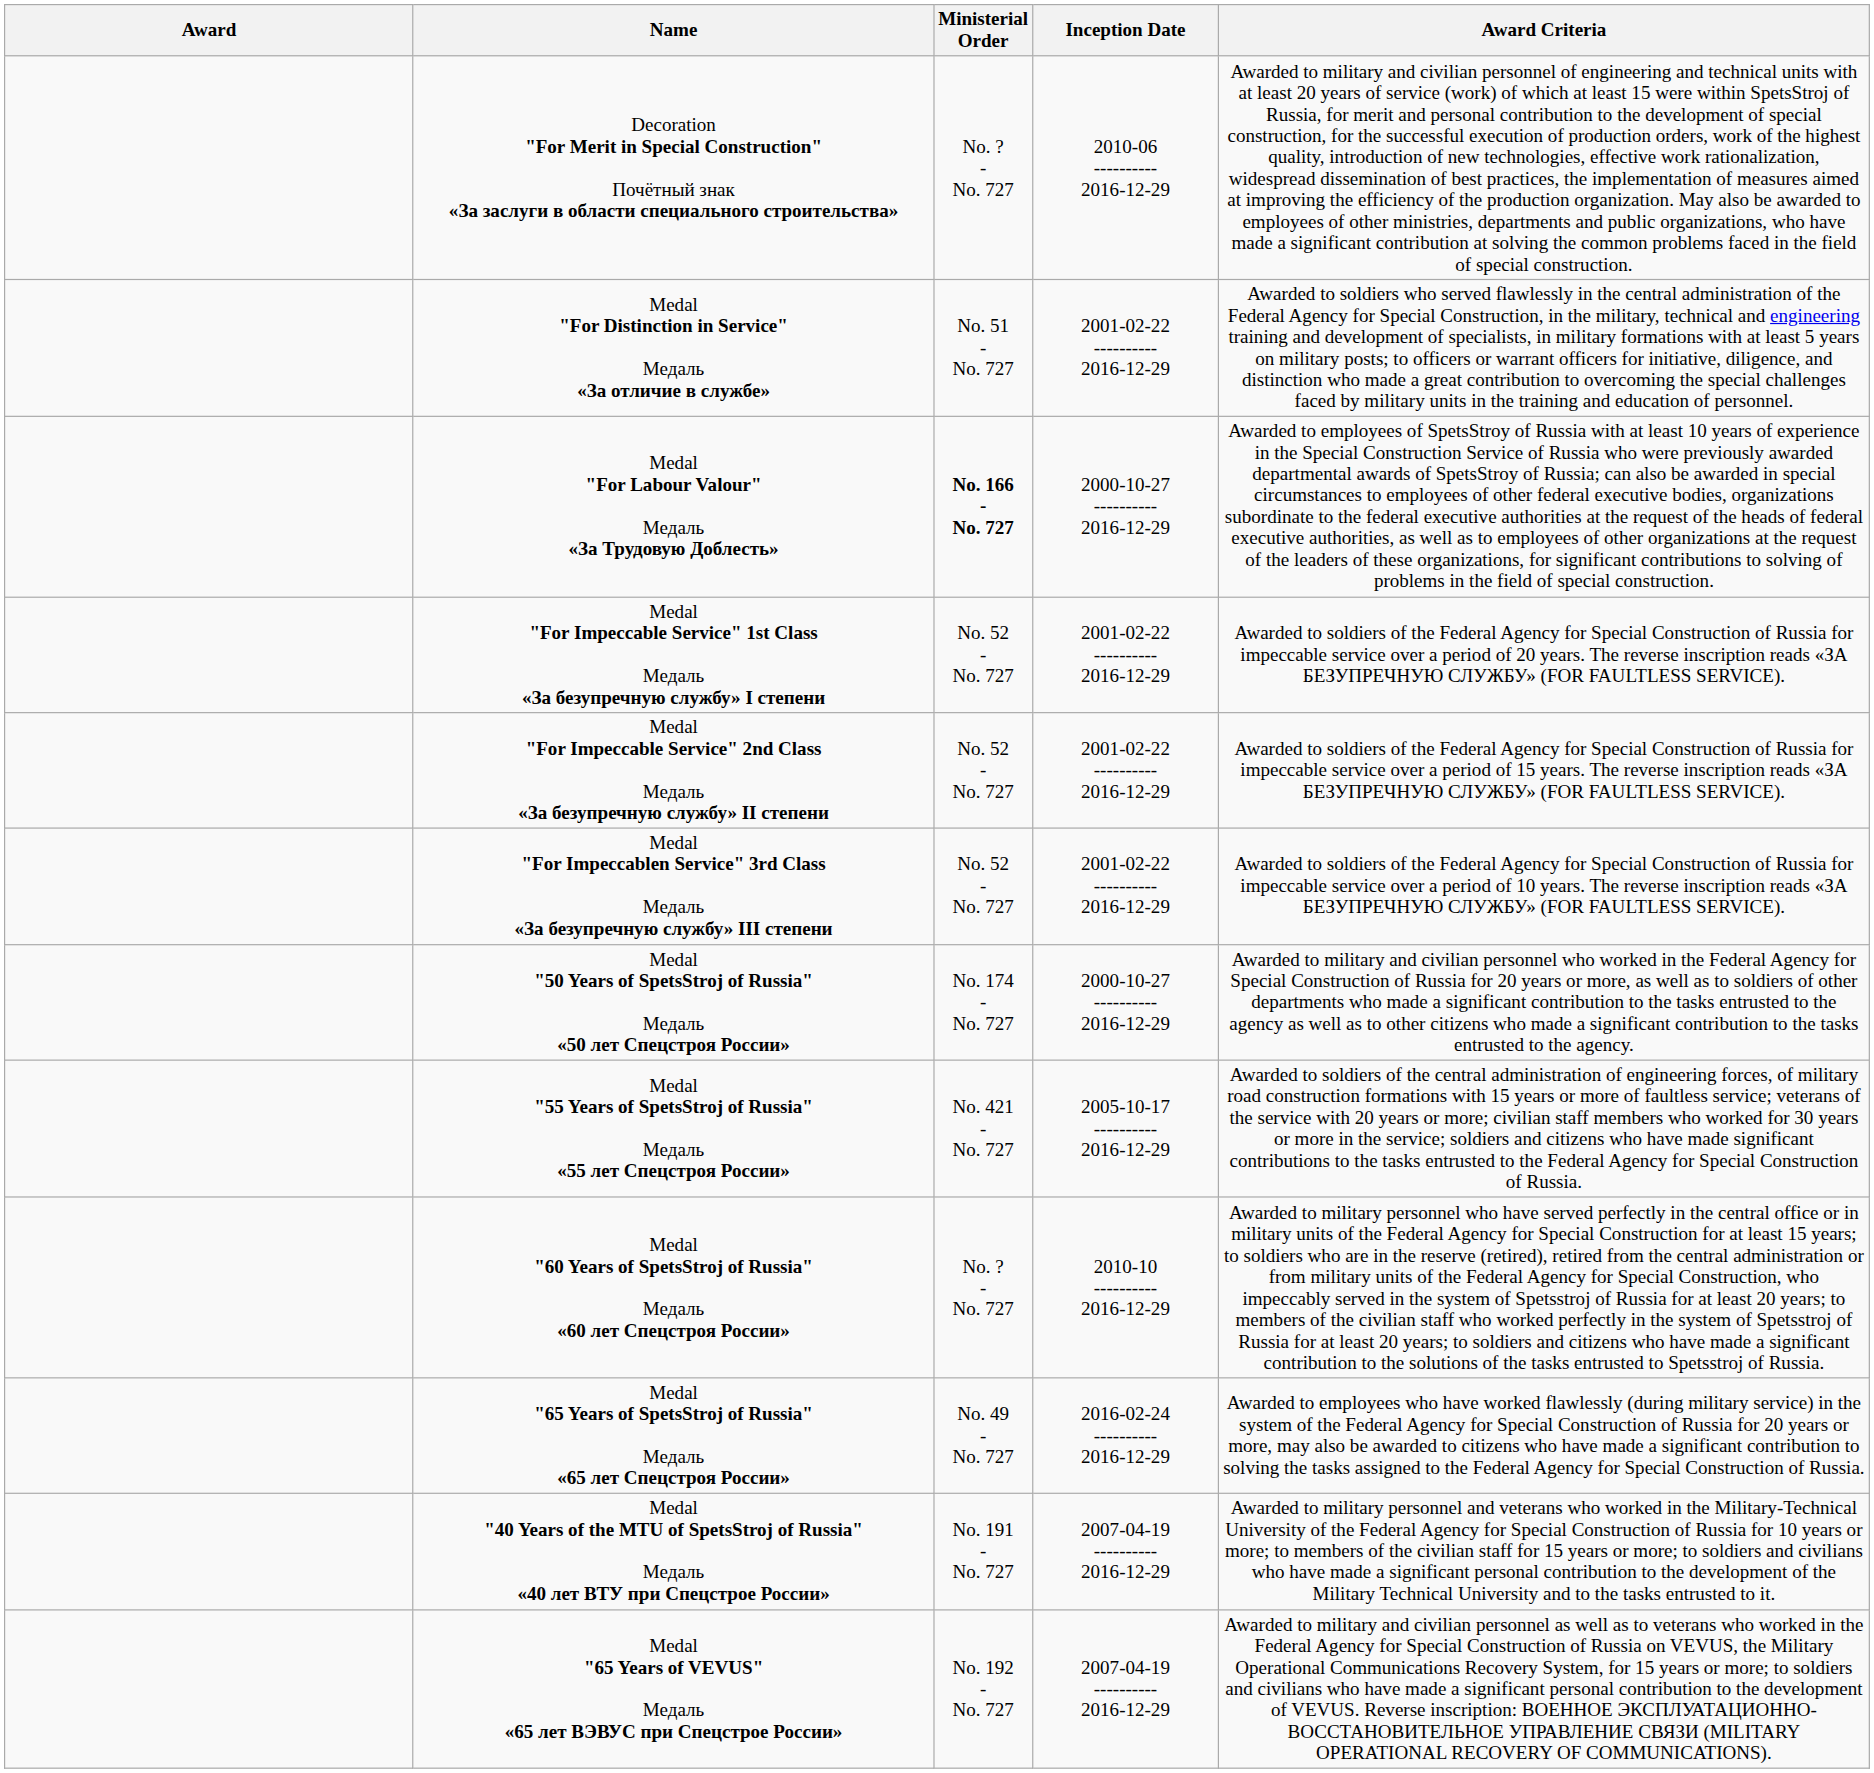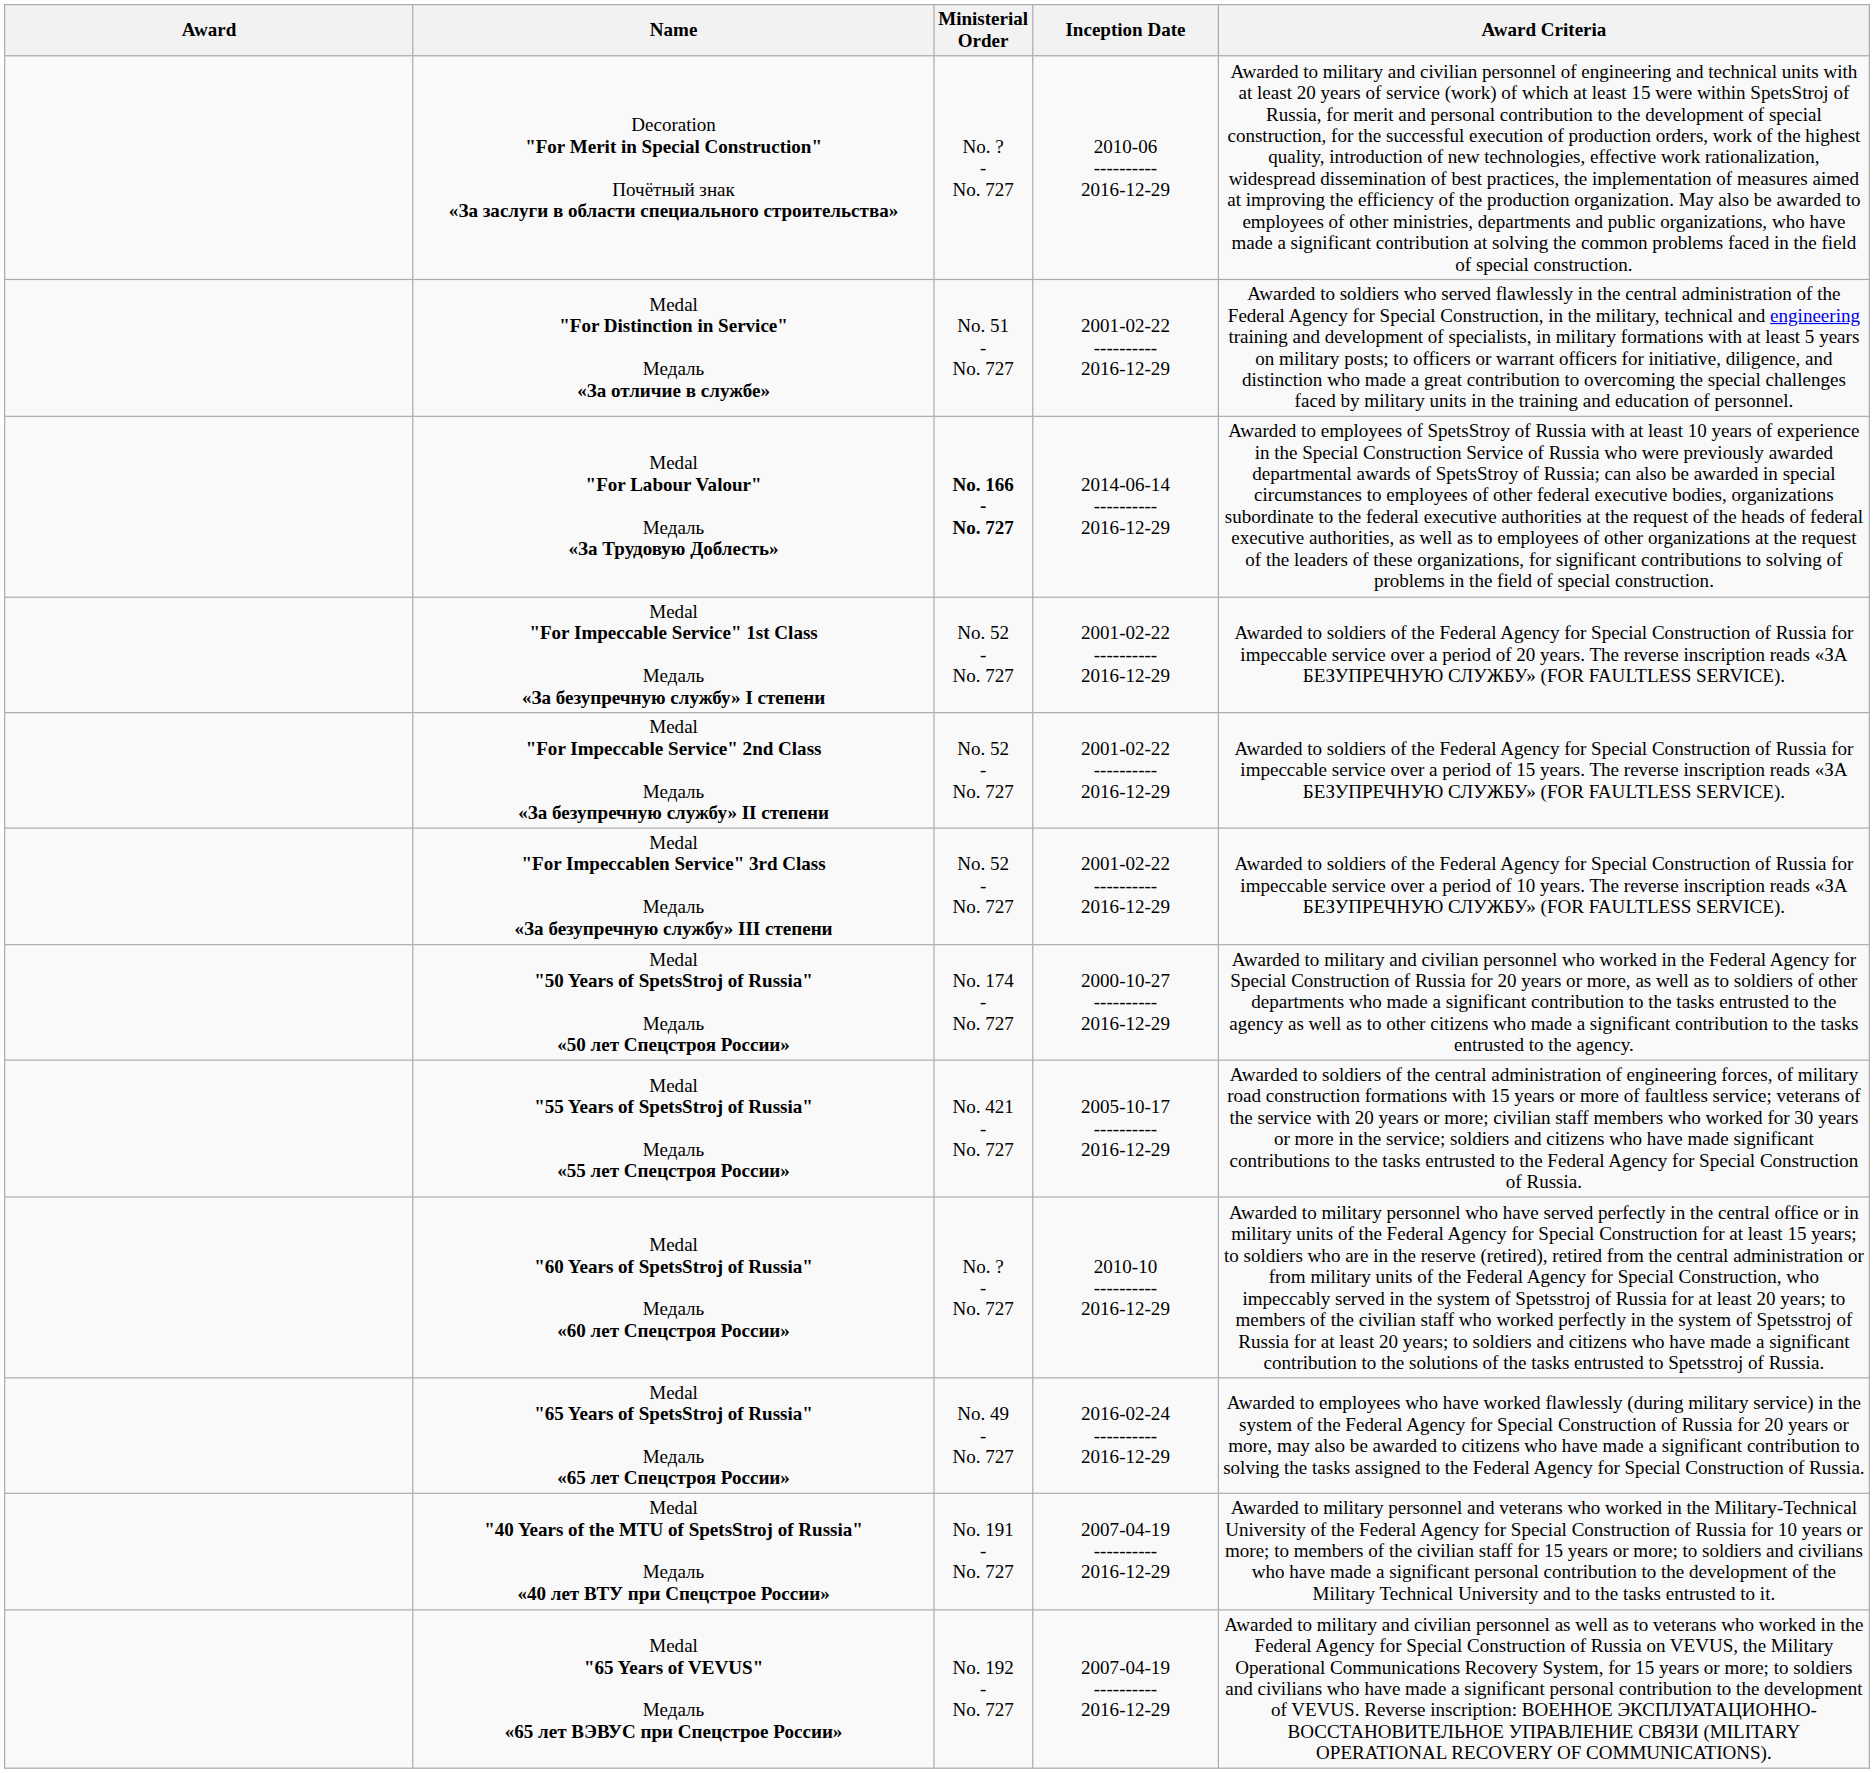(1125, 506) 2000-10-27 ---------- 2016-12-29 -> (1125, 506) 2014-06-14 ---------- 2016-12-29
